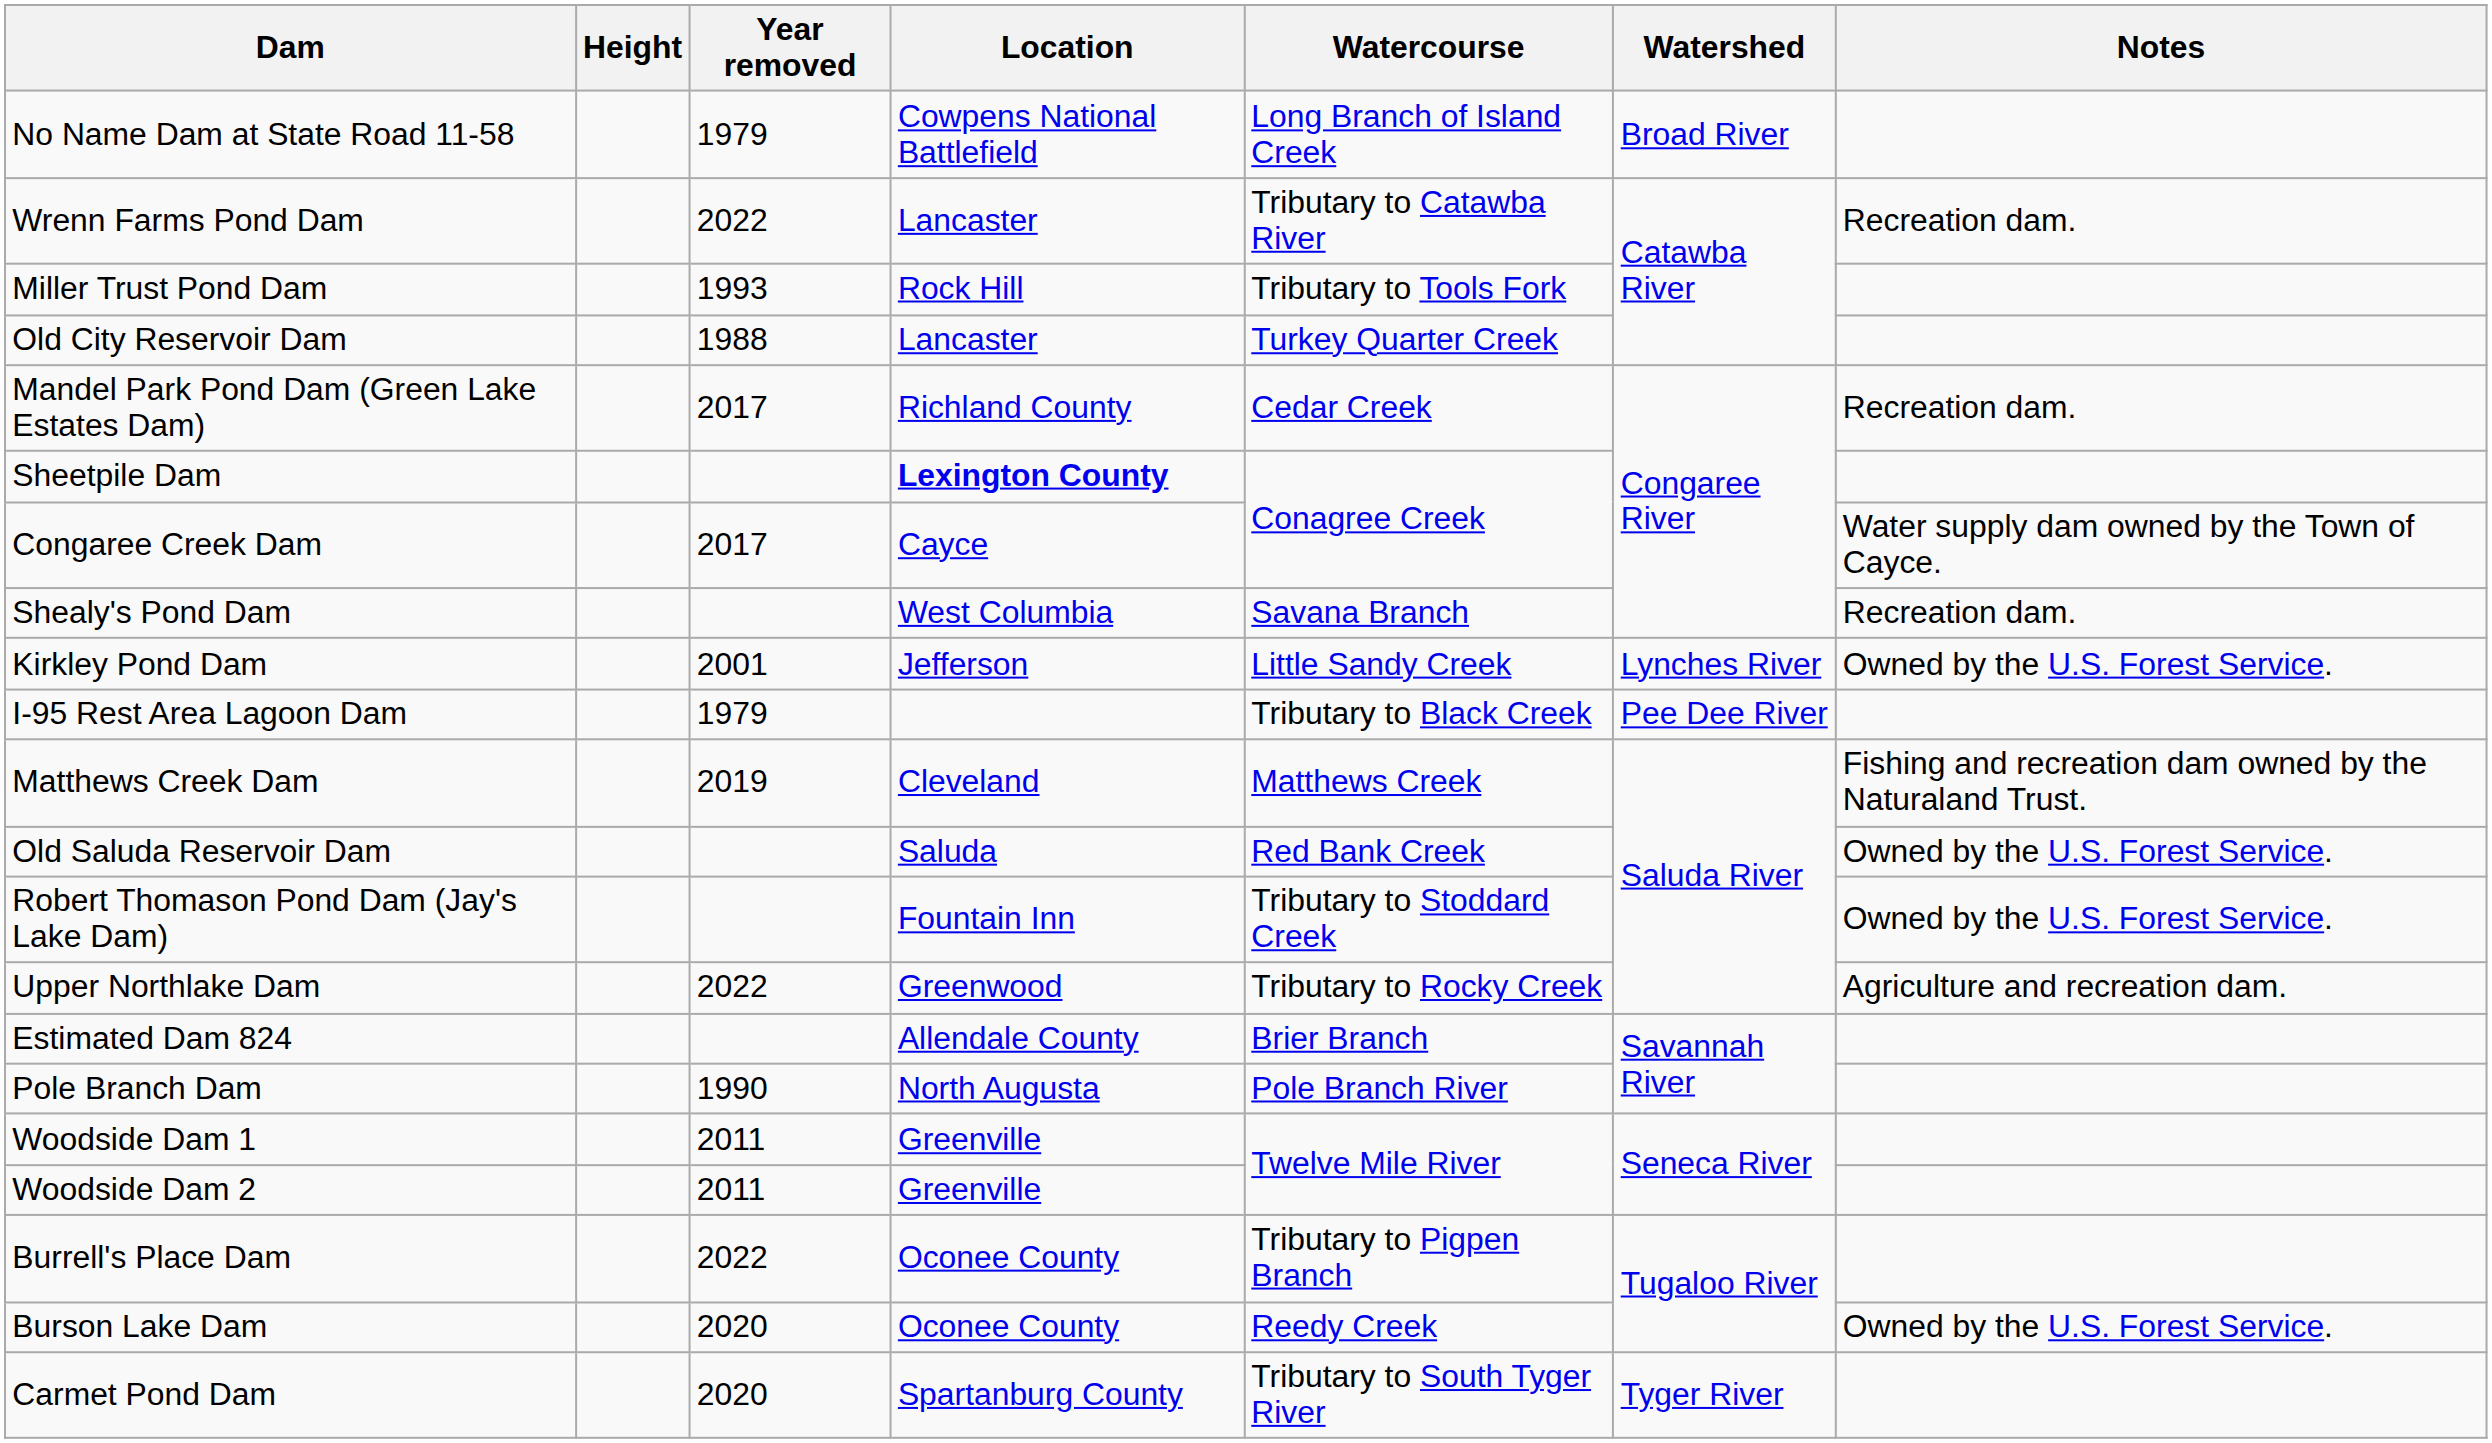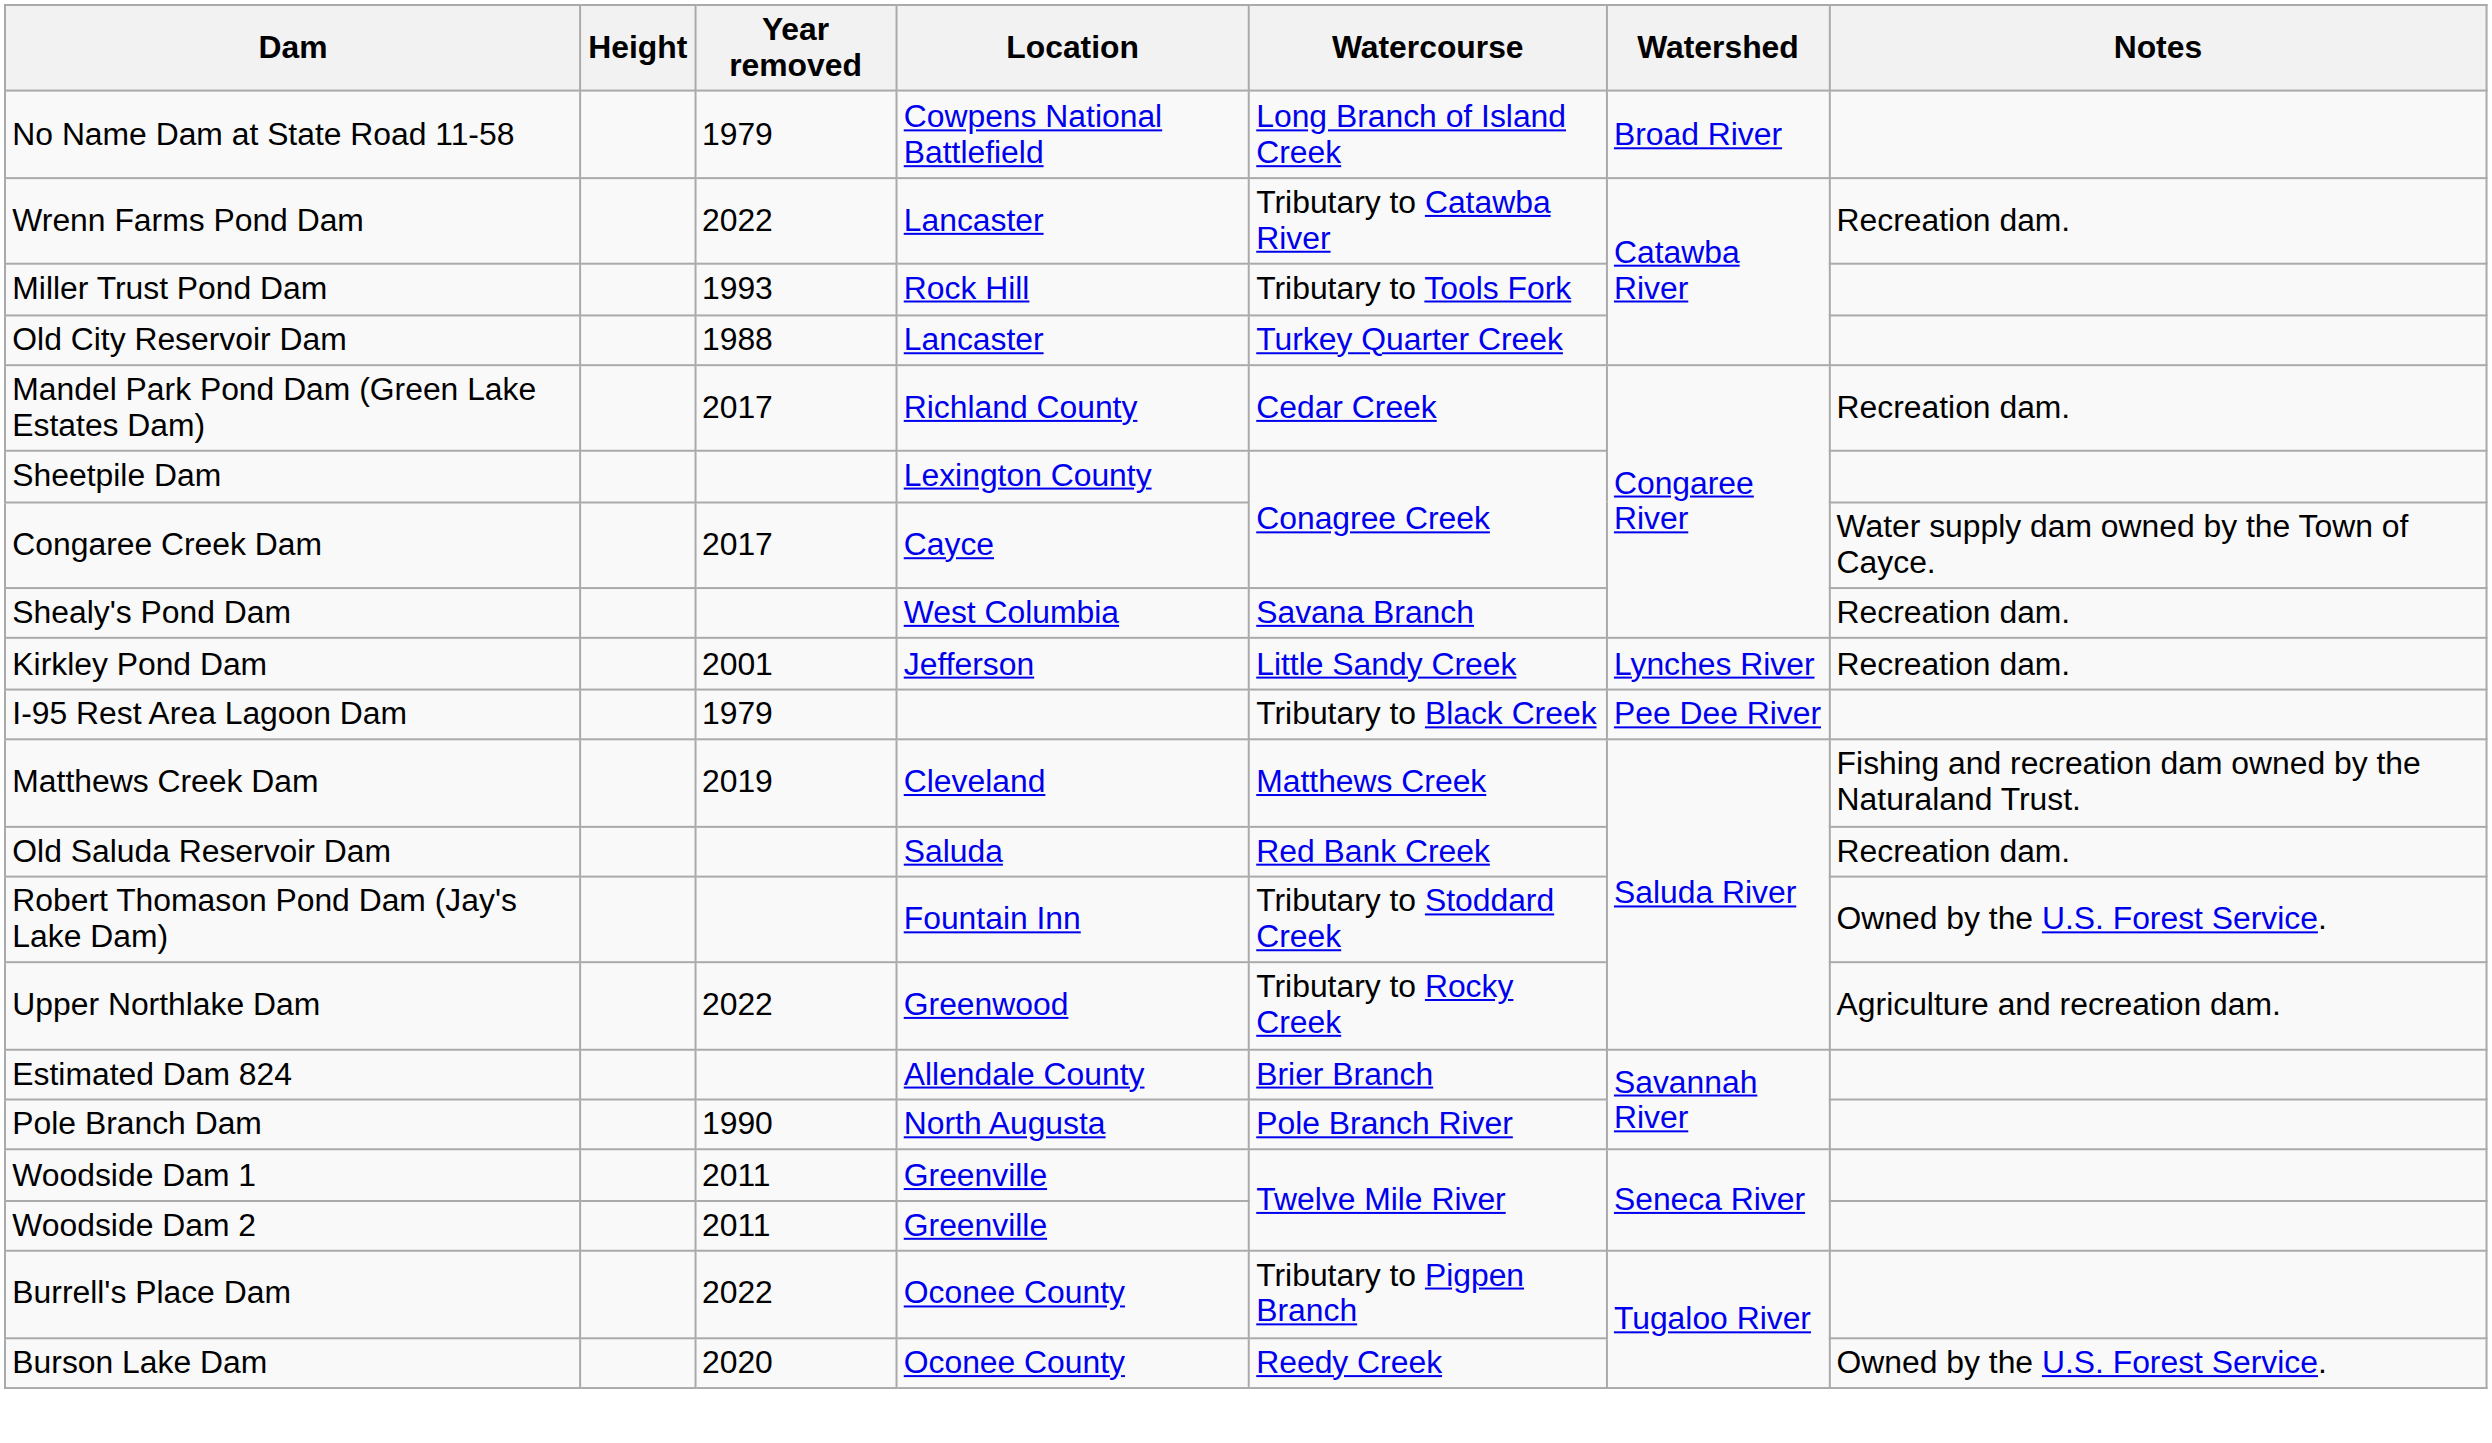(1033, 476) bold -> (1028, 476) normal
(2088, 663) Owned by the U.S. Forest Service. -> (1953, 663) Recreation dam.
(2088, 850) Owned by the U.S. Forest Service. -> (1953, 850) Recreation dam.
- row: (144, 1394)
